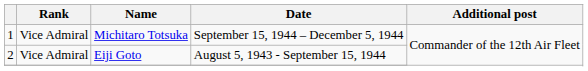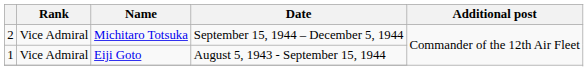(11, 34) 1 -> (11, 34) 2
(11, 55) 2 -> (11, 55) 1
